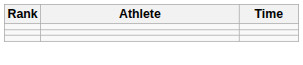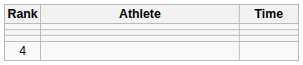+ row: (23, 50)
